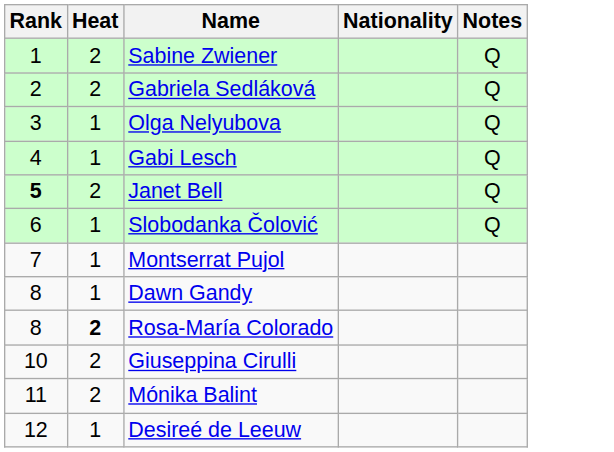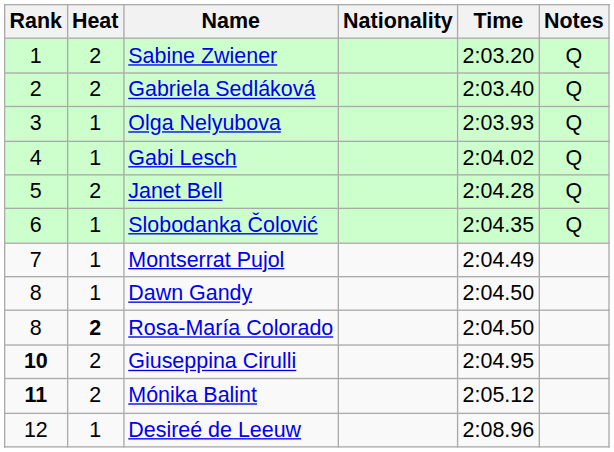+ column: (498, 21)
(36, 191) bold -> (36, 191) normal
(36, 361) normal -> (36, 361) bold
(36, 395) normal -> (36, 395) bold
